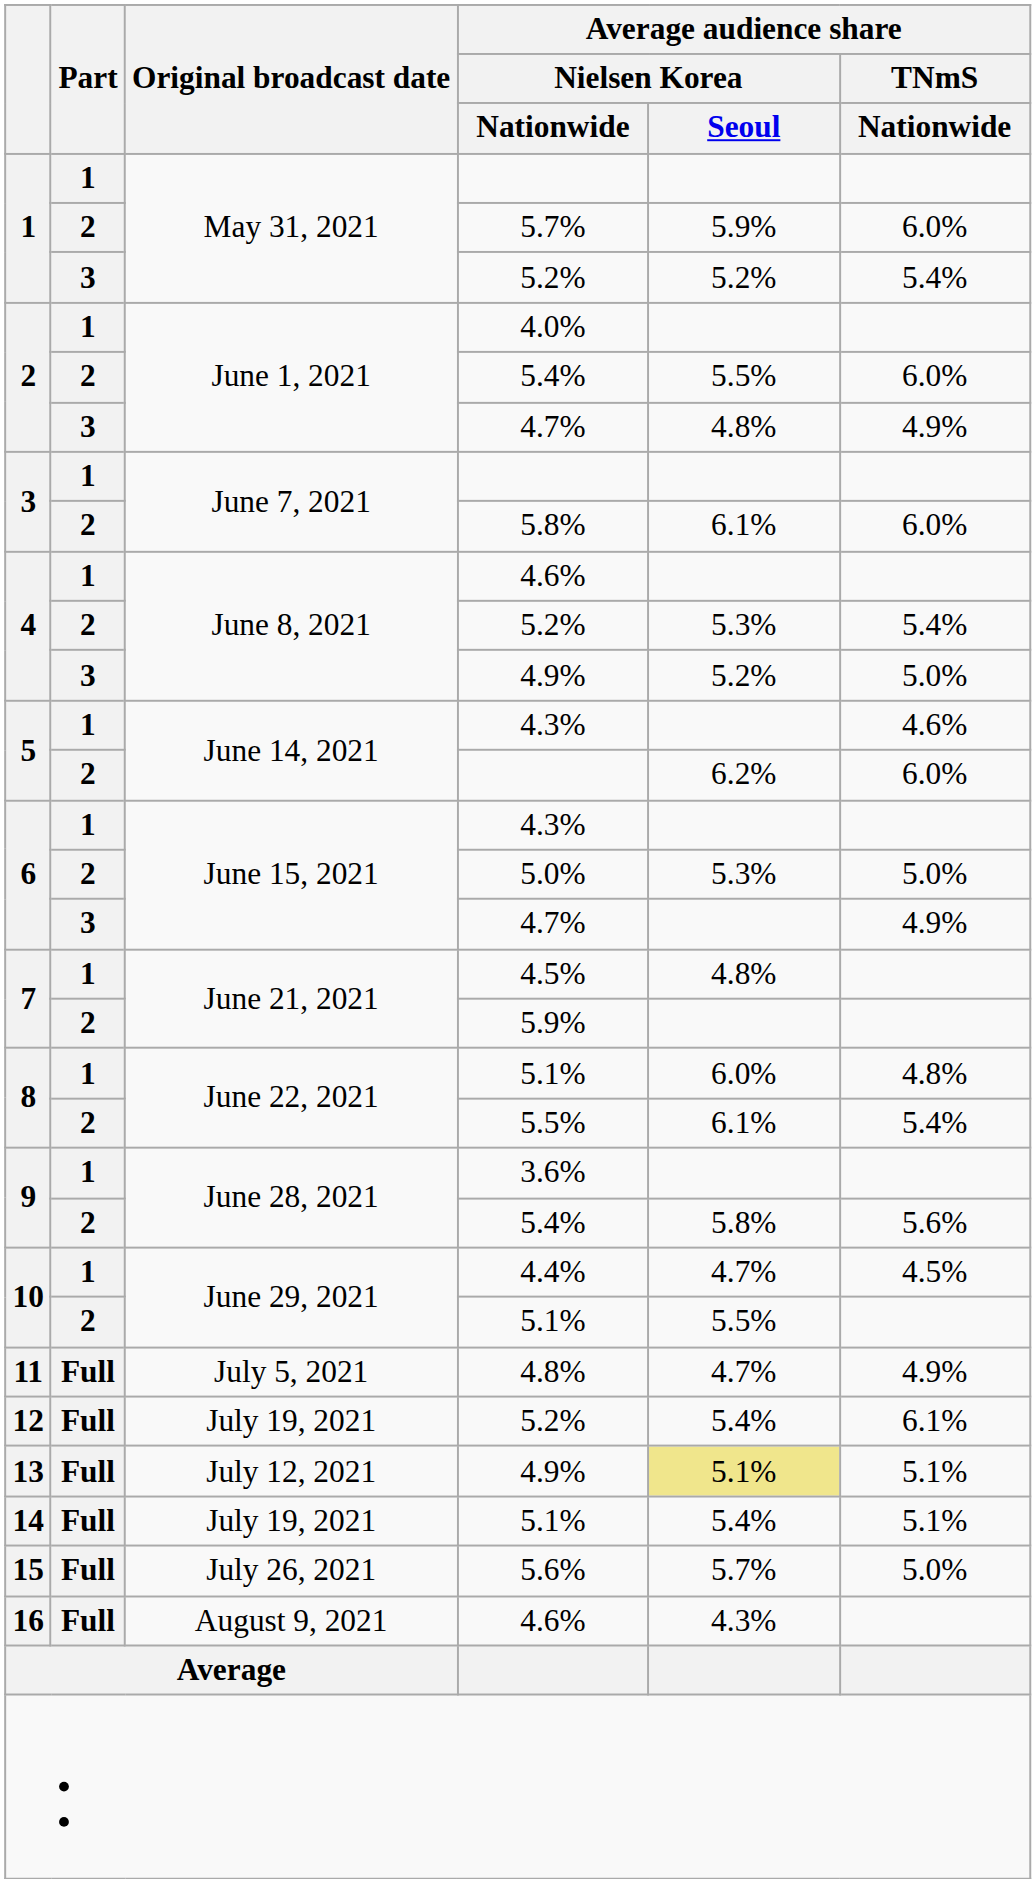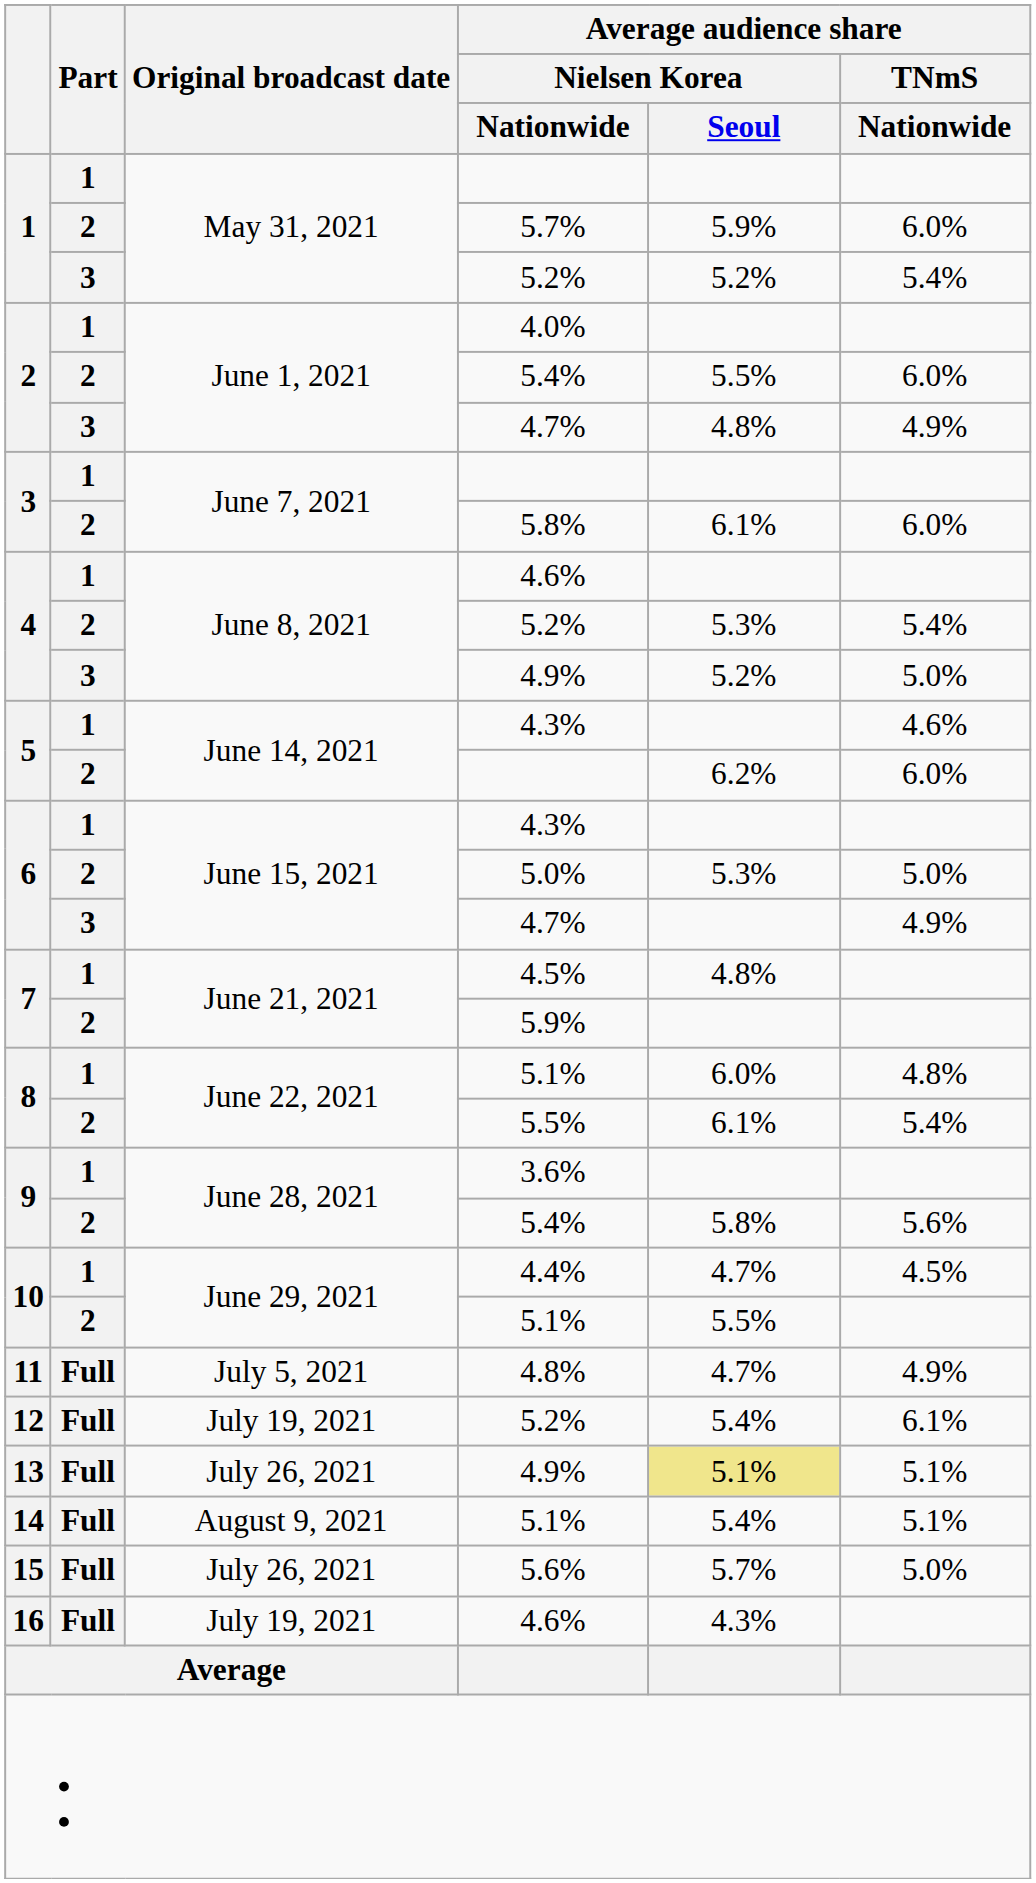(291, 1470) July 12, 2021 -> (291, 1470) July 26, 2021
(291, 1520) July 19, 2021 -> (291, 1520) August 9, 2021
(291, 1619) August 9, 2021 -> (291, 1619) July 19, 2021
